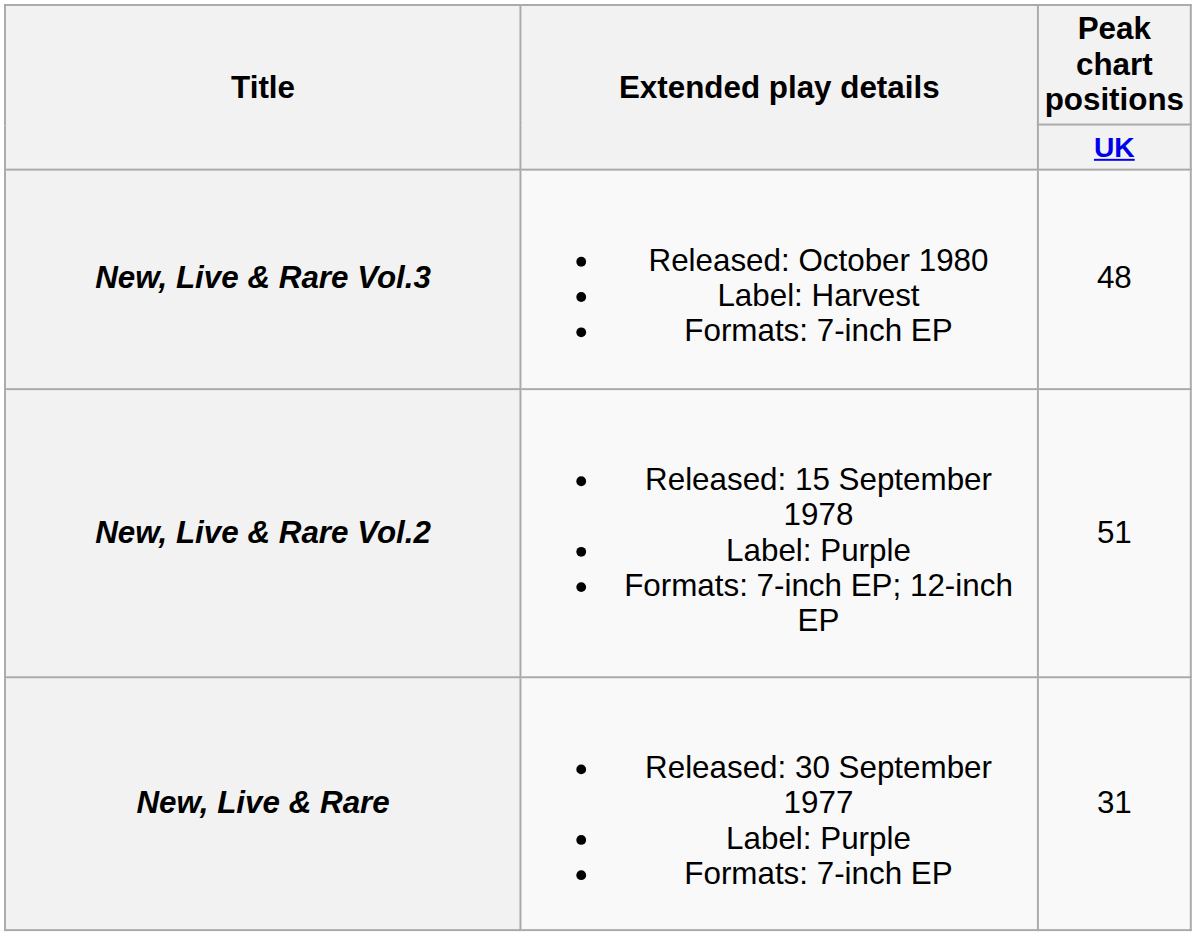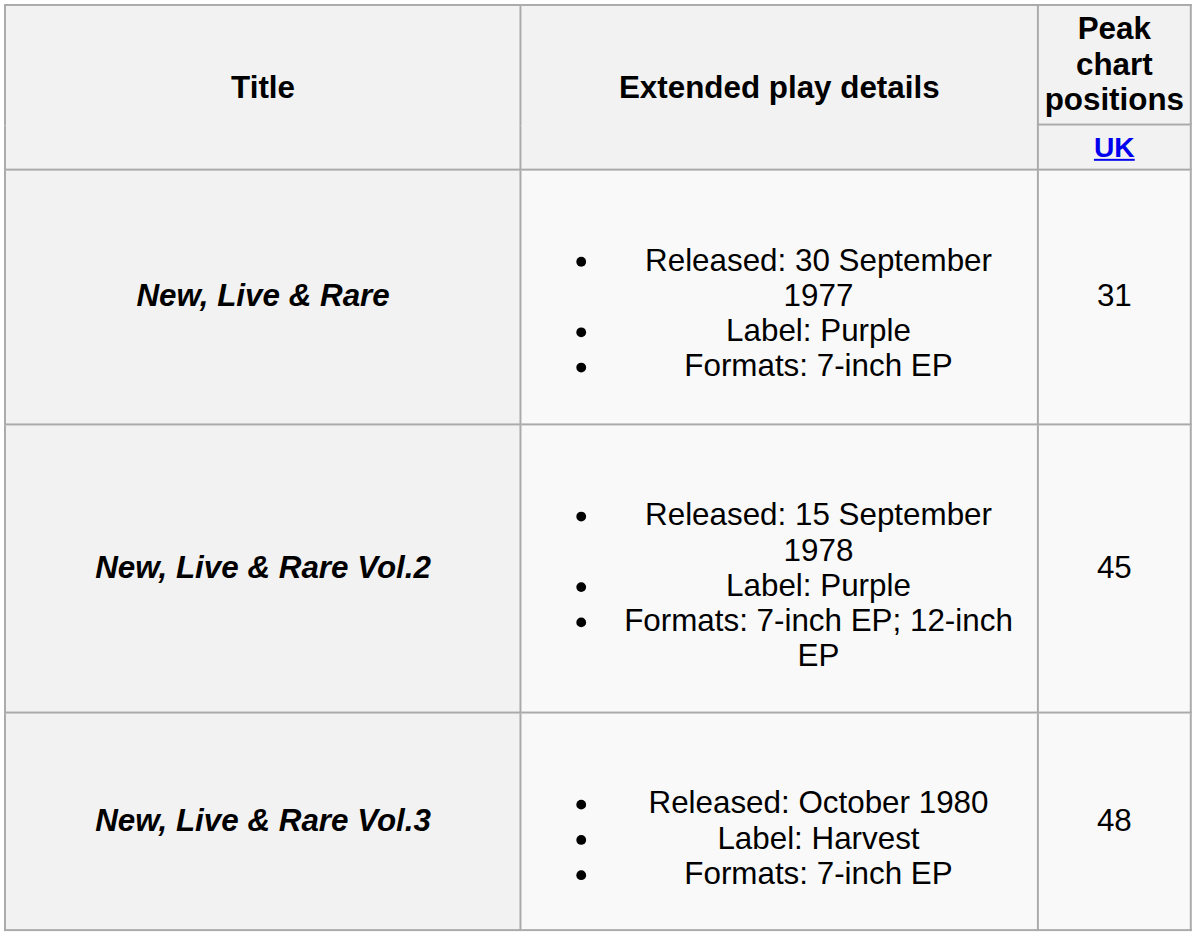rows swapped: (263, 803) <-> (263, 278)
(1114, 532) 51 -> (1114, 567) 45
